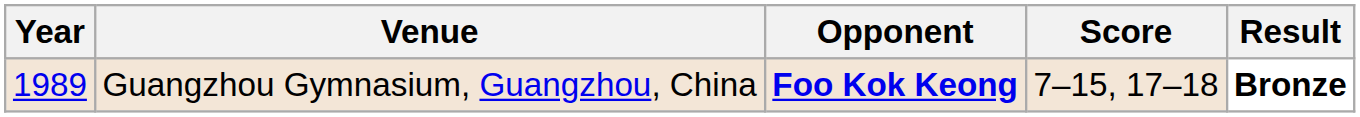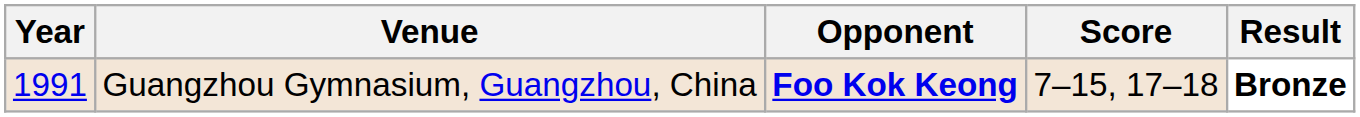(50, 84) 1989 -> (50, 84) 1991
